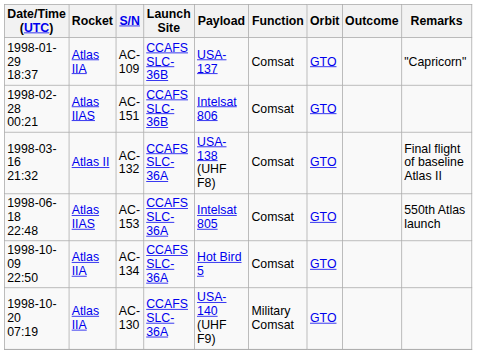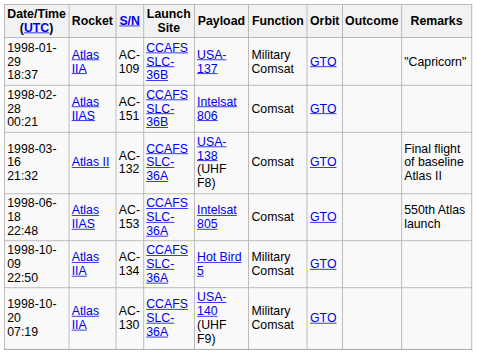(273, 61) Comsat -> (273, 61) Military Comsat
(273, 264) Comsat -> (273, 264) Military Comsat
